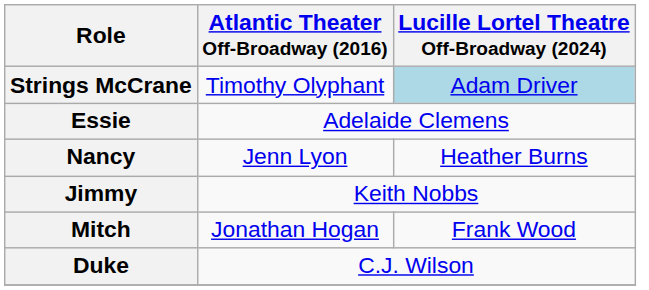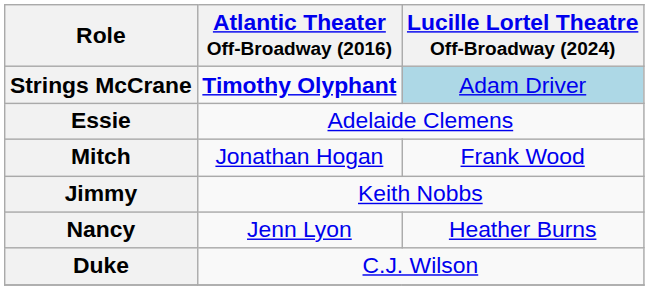(295, 84) normal -> (299, 84) bold
rows swapped: (101, 157) <-> (101, 229)
